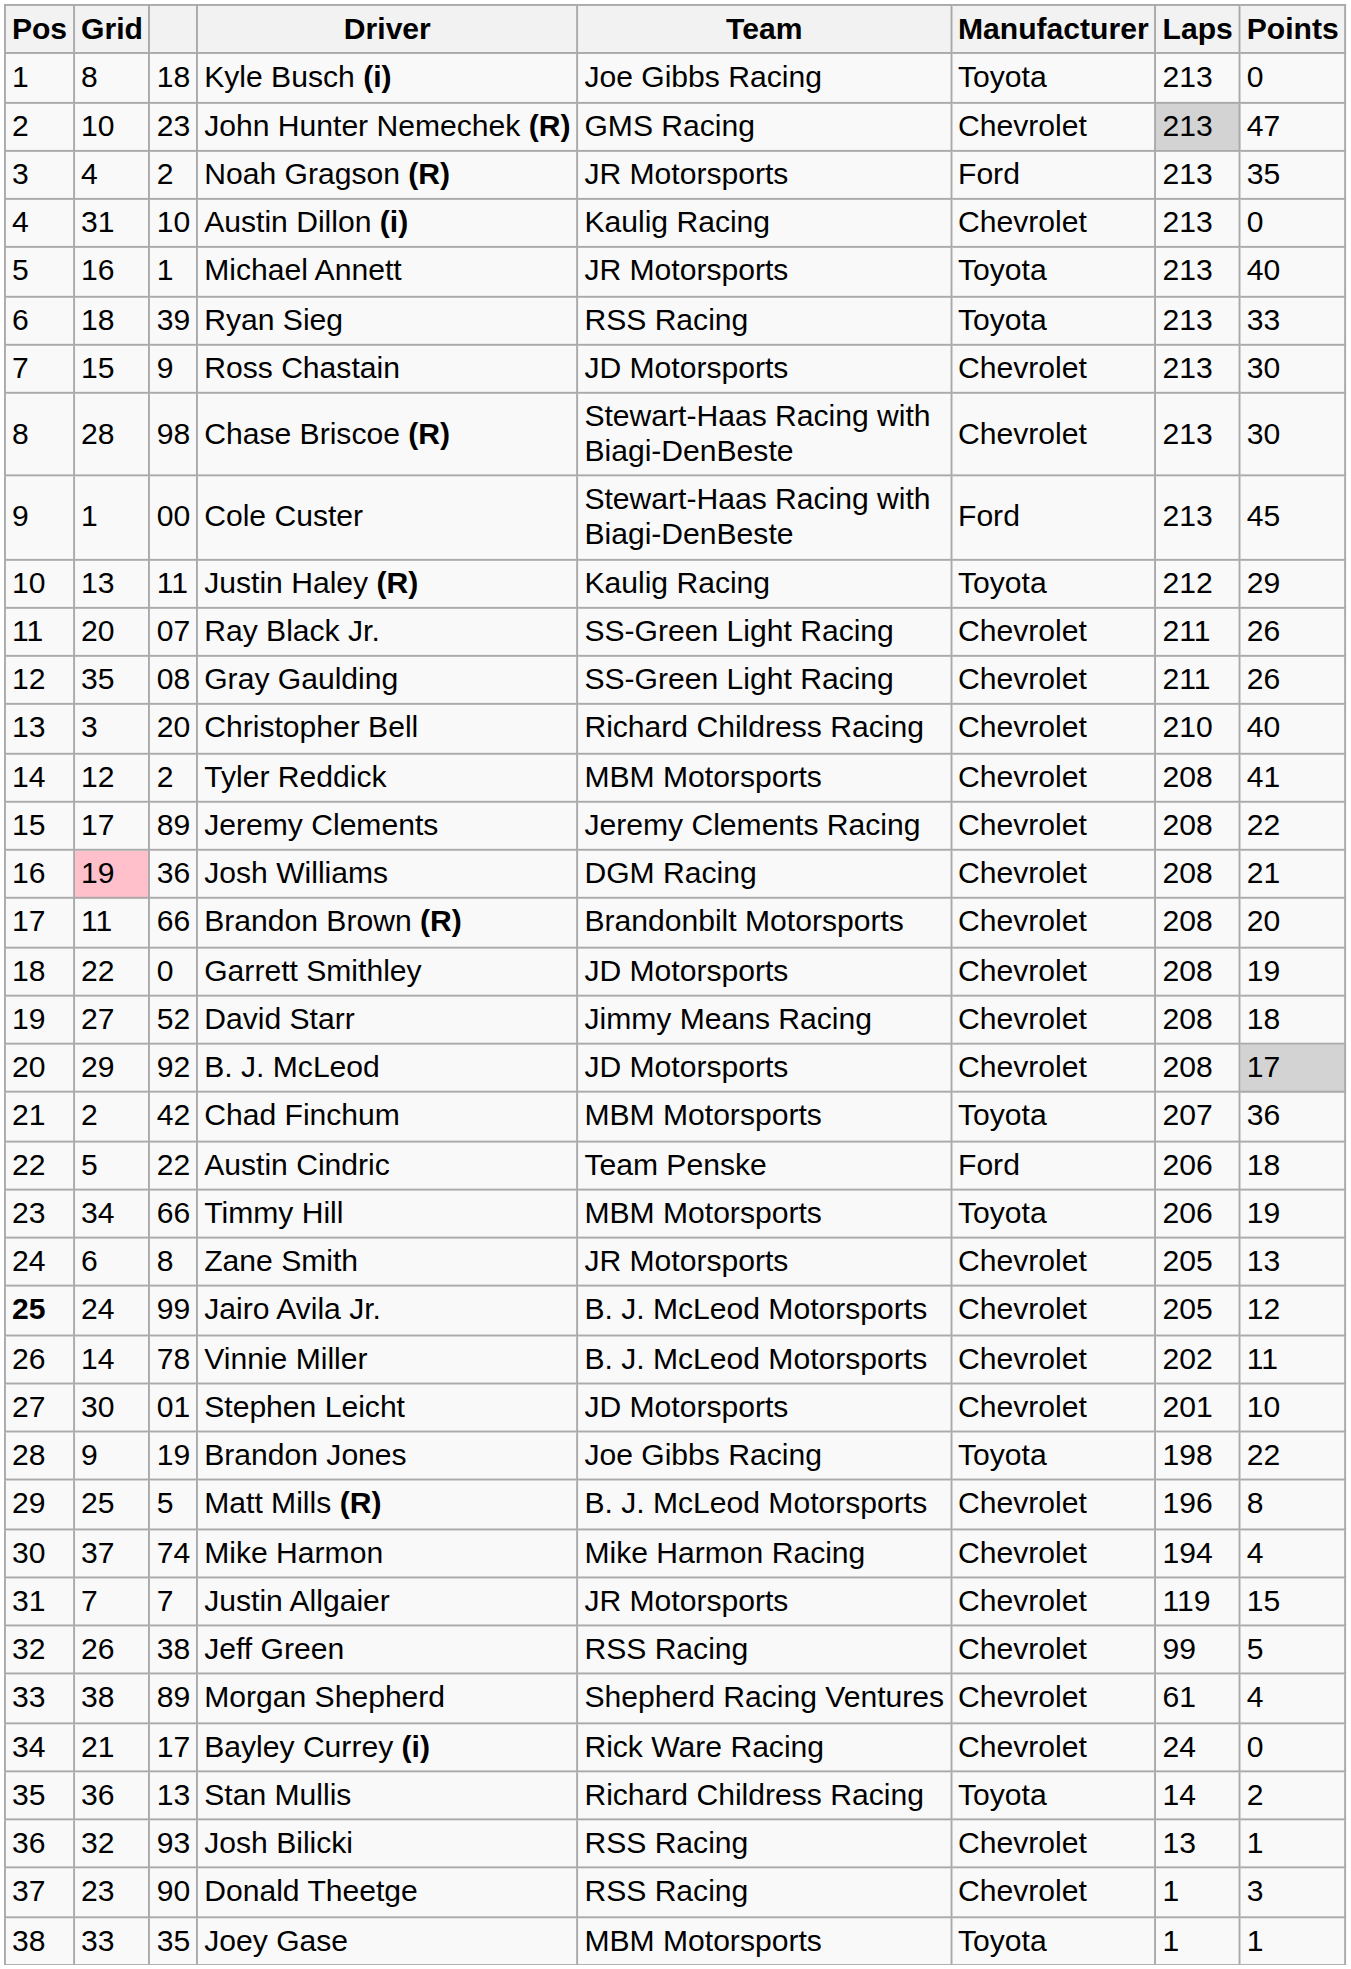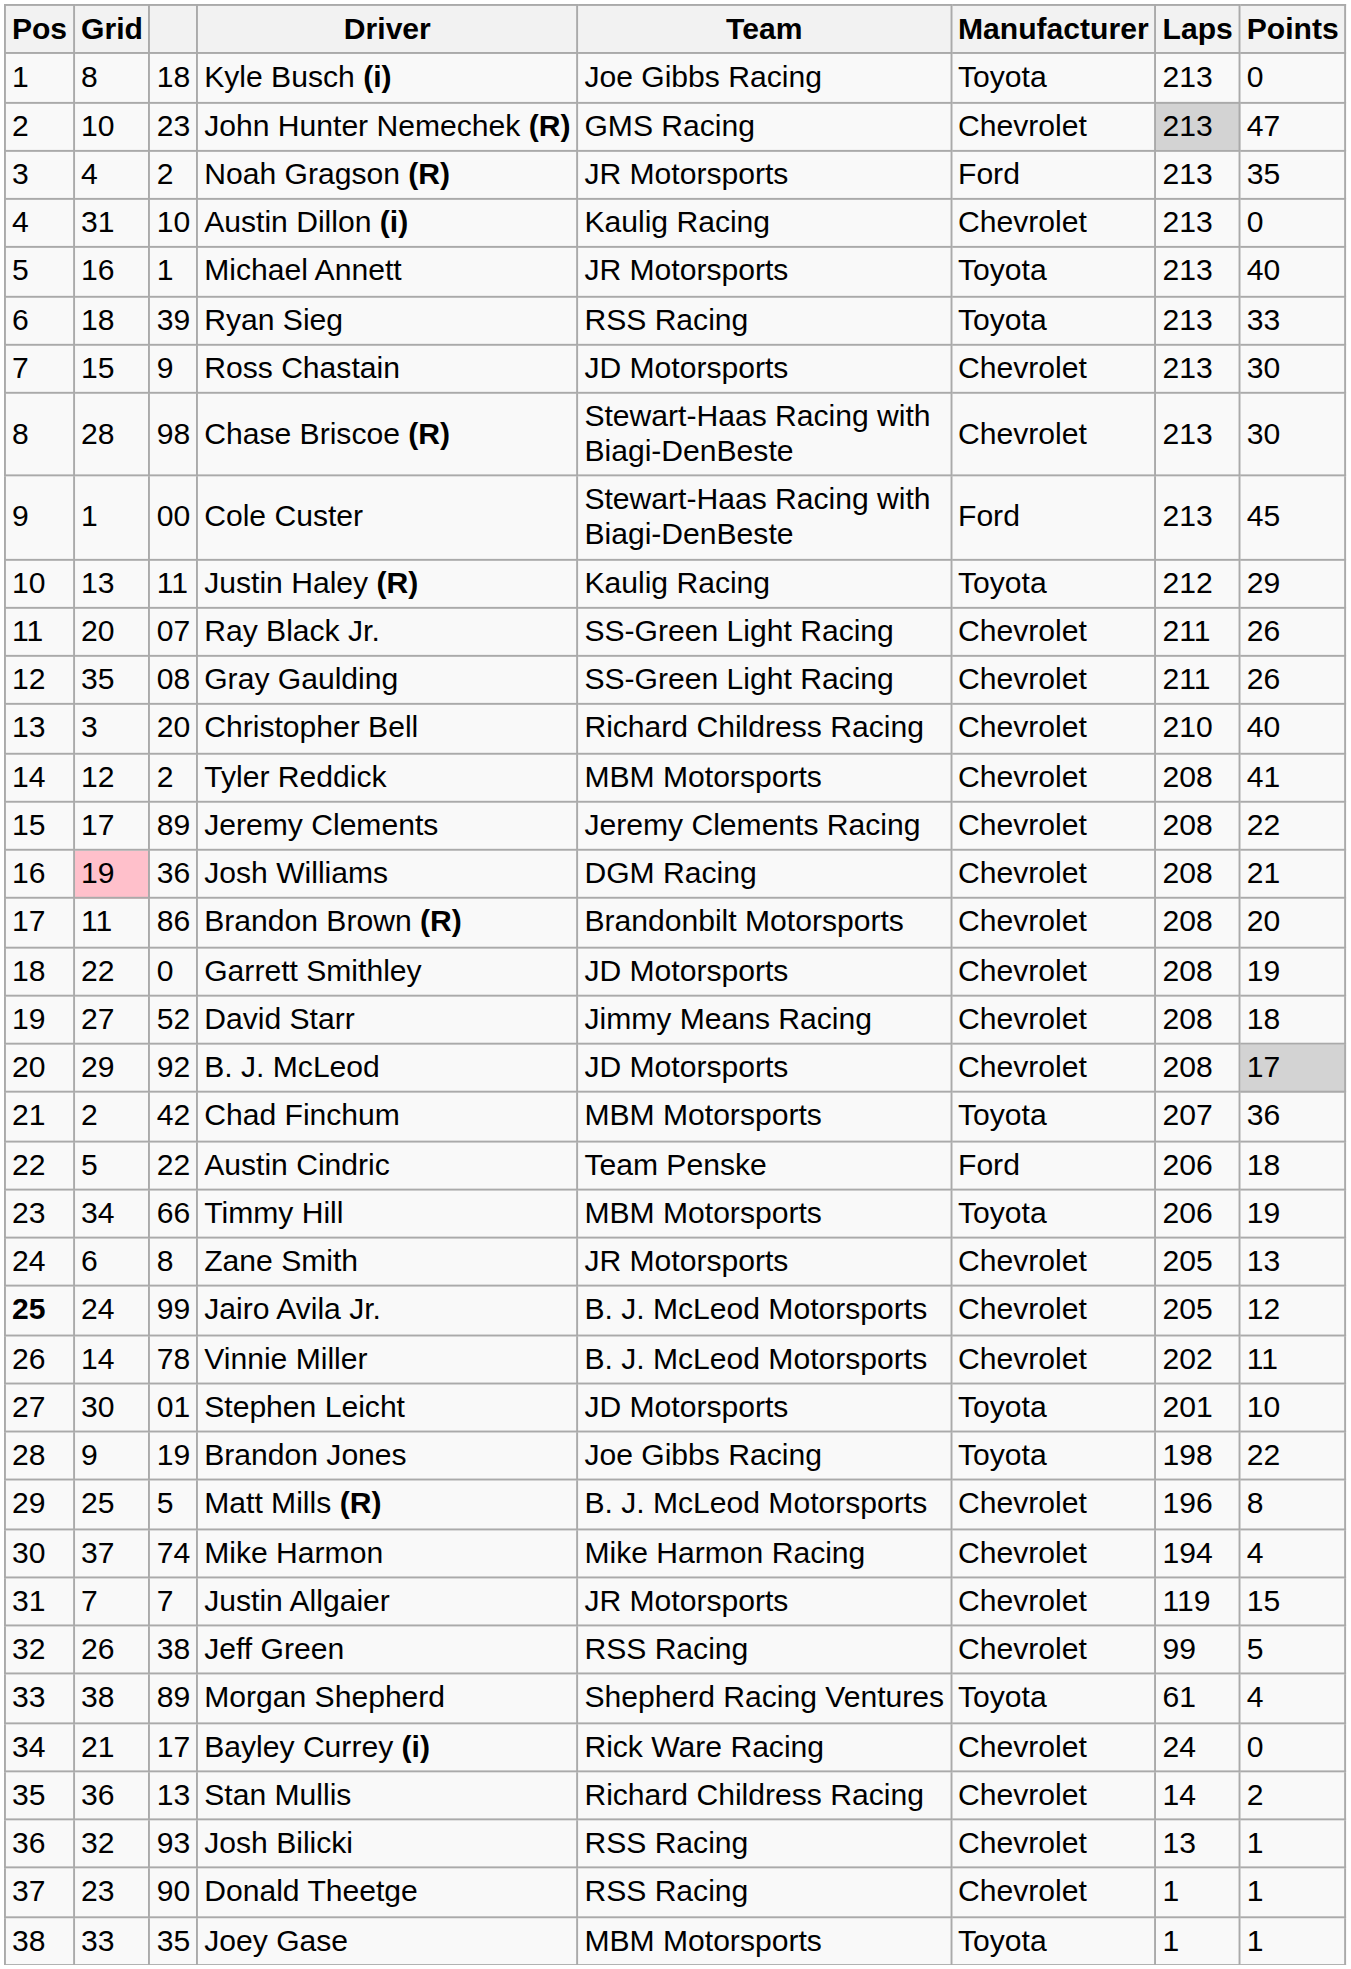(174, 921) 66 -> (174, 921) 86
(1022, 1406) Chevrolet -> (1002, 1406) Toyota
(1022, 1697) Chevrolet -> (1002, 1697) Toyota
(1002, 1794) Toyota -> (1022, 1794) Chevrolet
(1255, 1891) 3 -> (1255, 1891) 1
